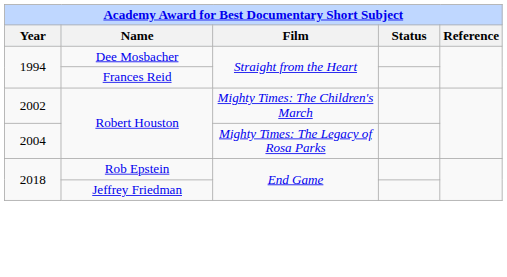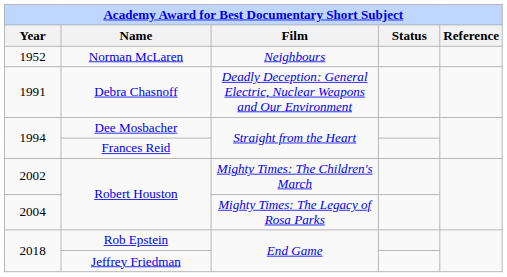+ row: (33, 56)
+ row: (33, 92)
